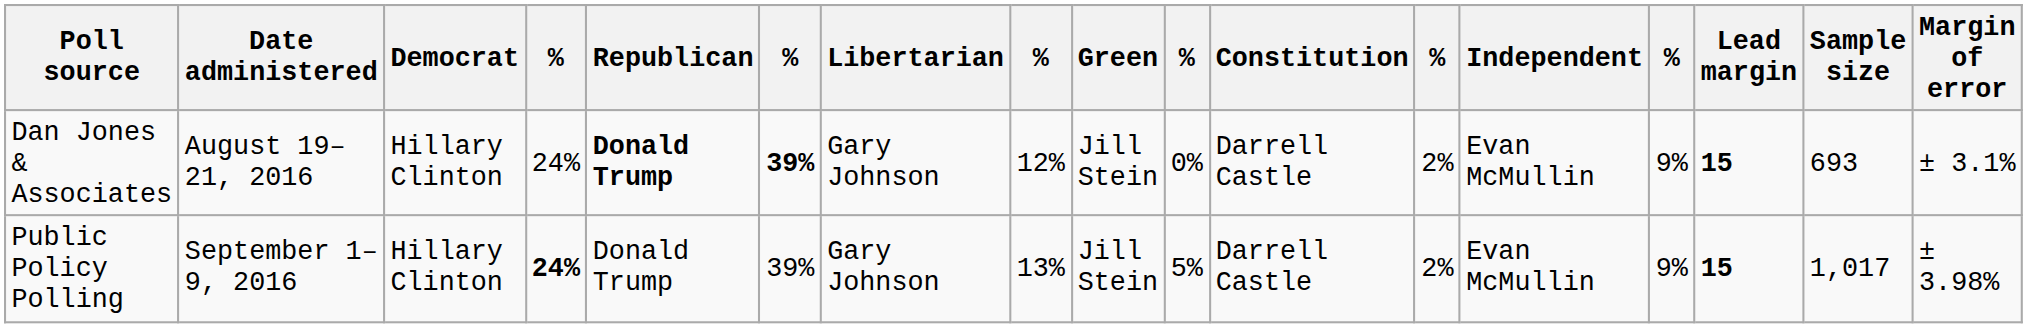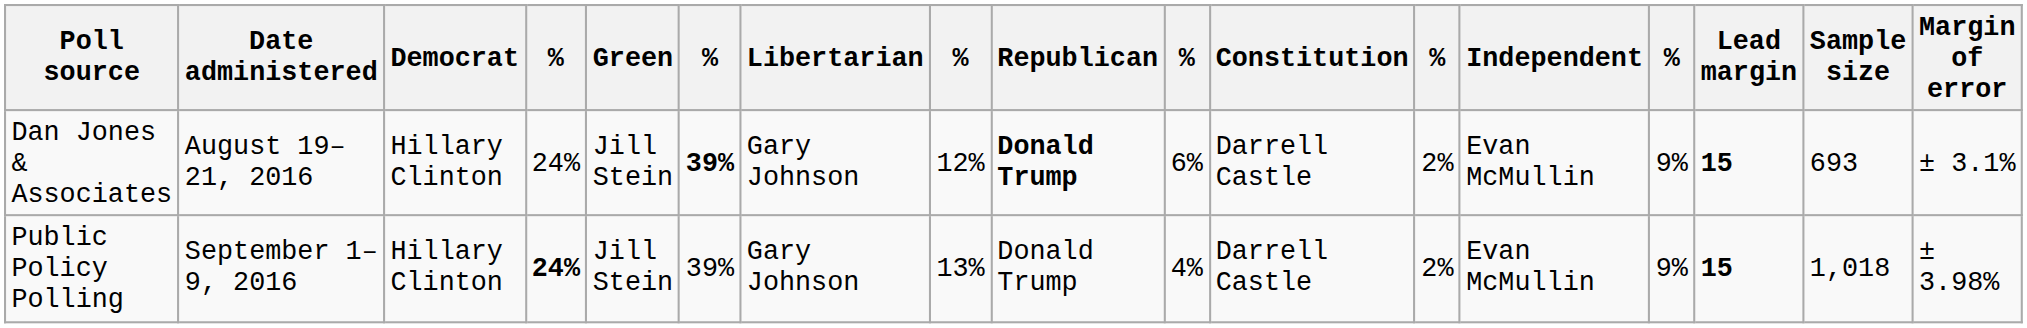columns swapped: (673, 58) <-> (1118, 58)
(1187, 163) 0% -> (1187, 163) 6%
(1187, 269) 5% -> (1187, 269) 4%
(1850, 269) 1,017 -> (1850, 269) 1,018
